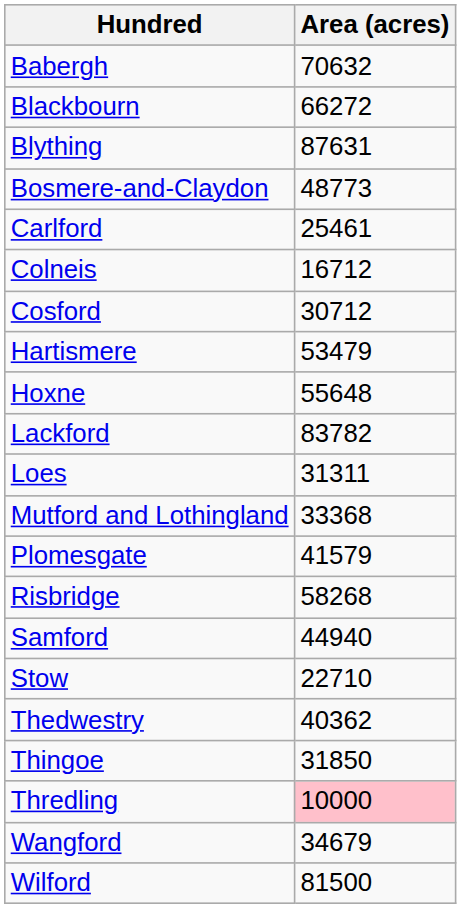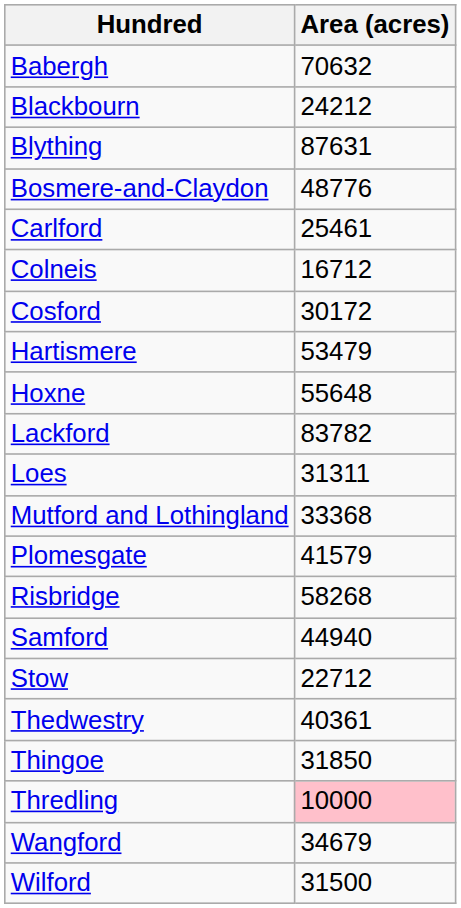(336, 106) 66272 -> (336, 106) 24212
(336, 188) 48773 -> (336, 188) 48776
(336, 310) 30712 -> (336, 310) 30172
(336, 678) 22710 -> (336, 678) 22712
(336, 719) 40362 -> (336, 719) 40361
(336, 882) 81500 -> (336, 882) 31500
